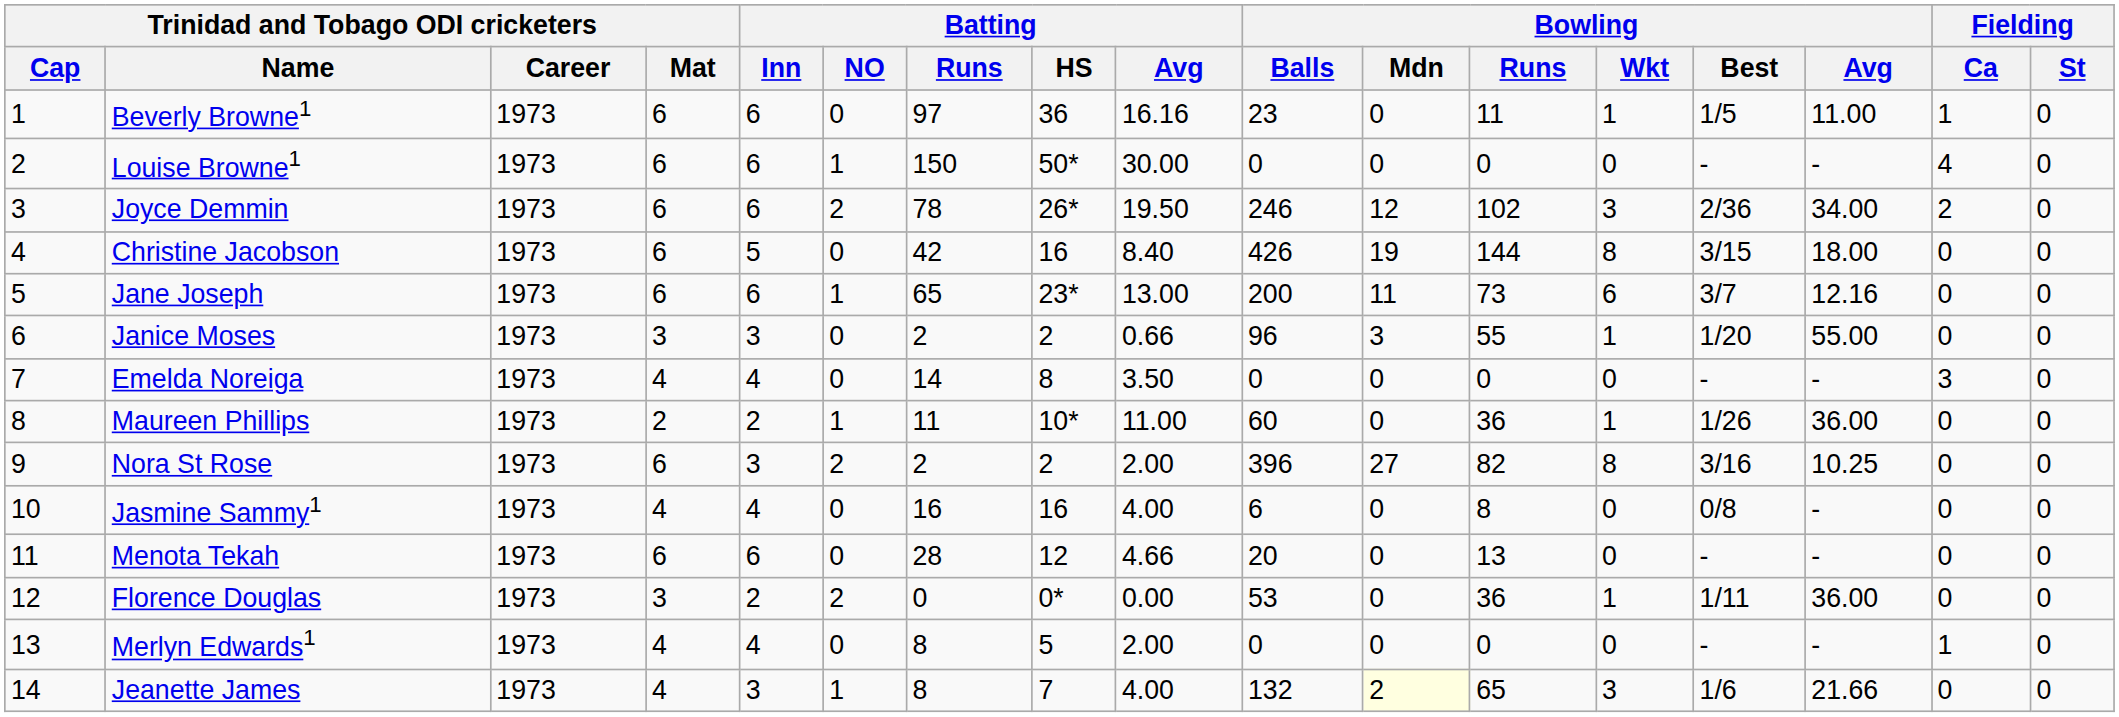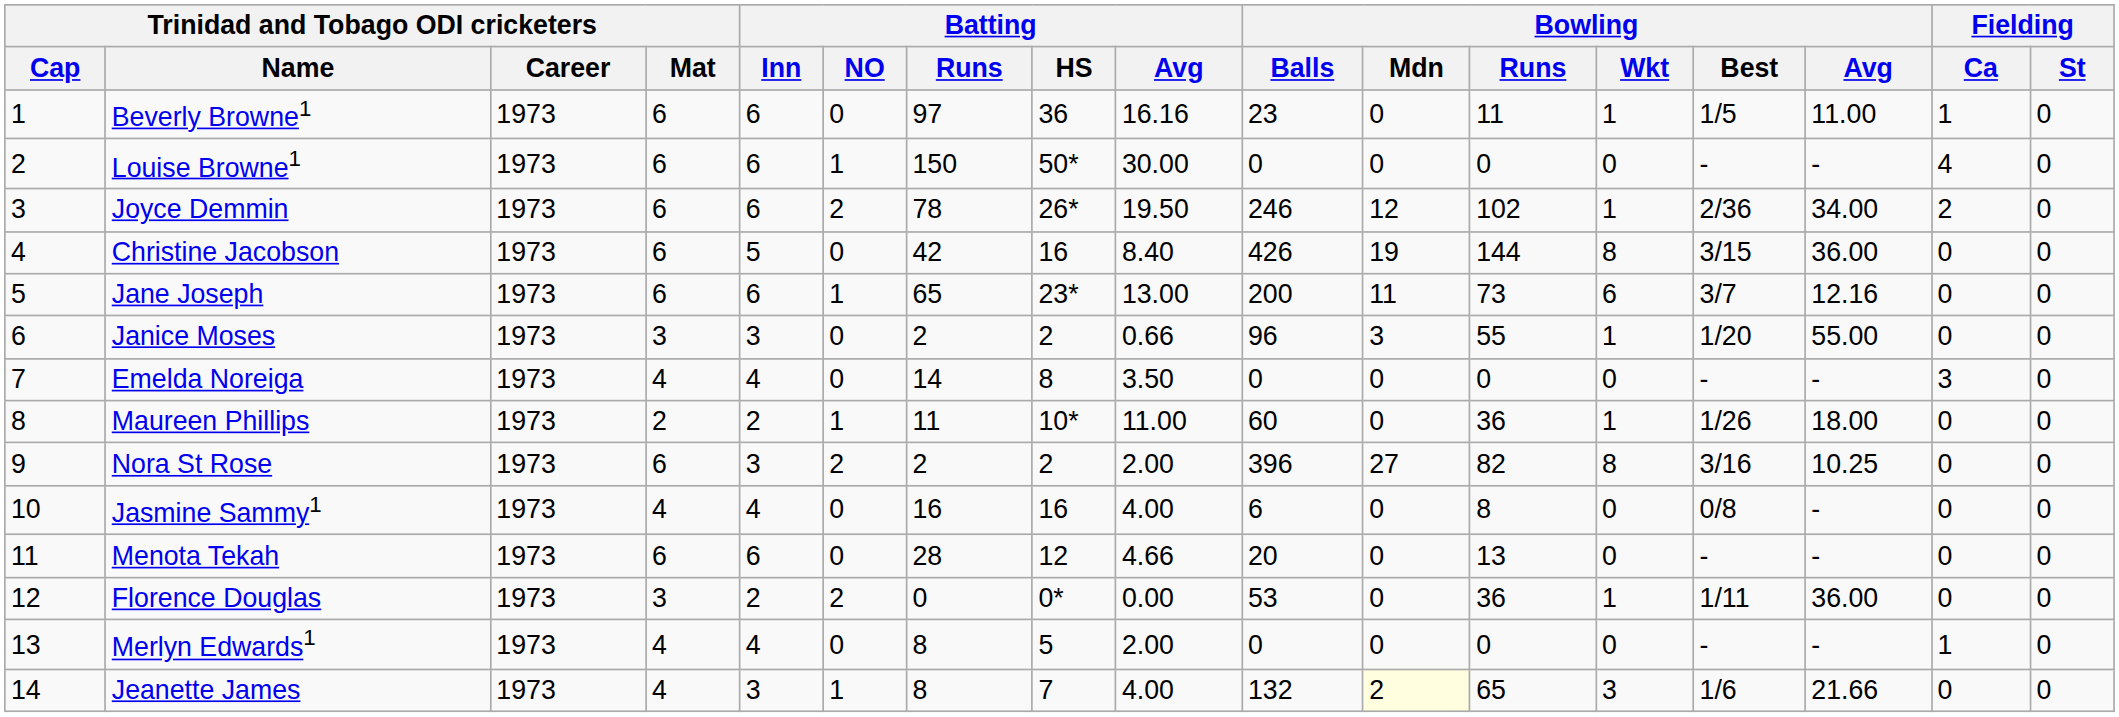(1609, 209) 3 -> (1609, 209) 1
(1845, 252) 18.00 -> (1845, 252) 36.00
(1845, 421) 36.00 -> (1845, 421) 18.00
